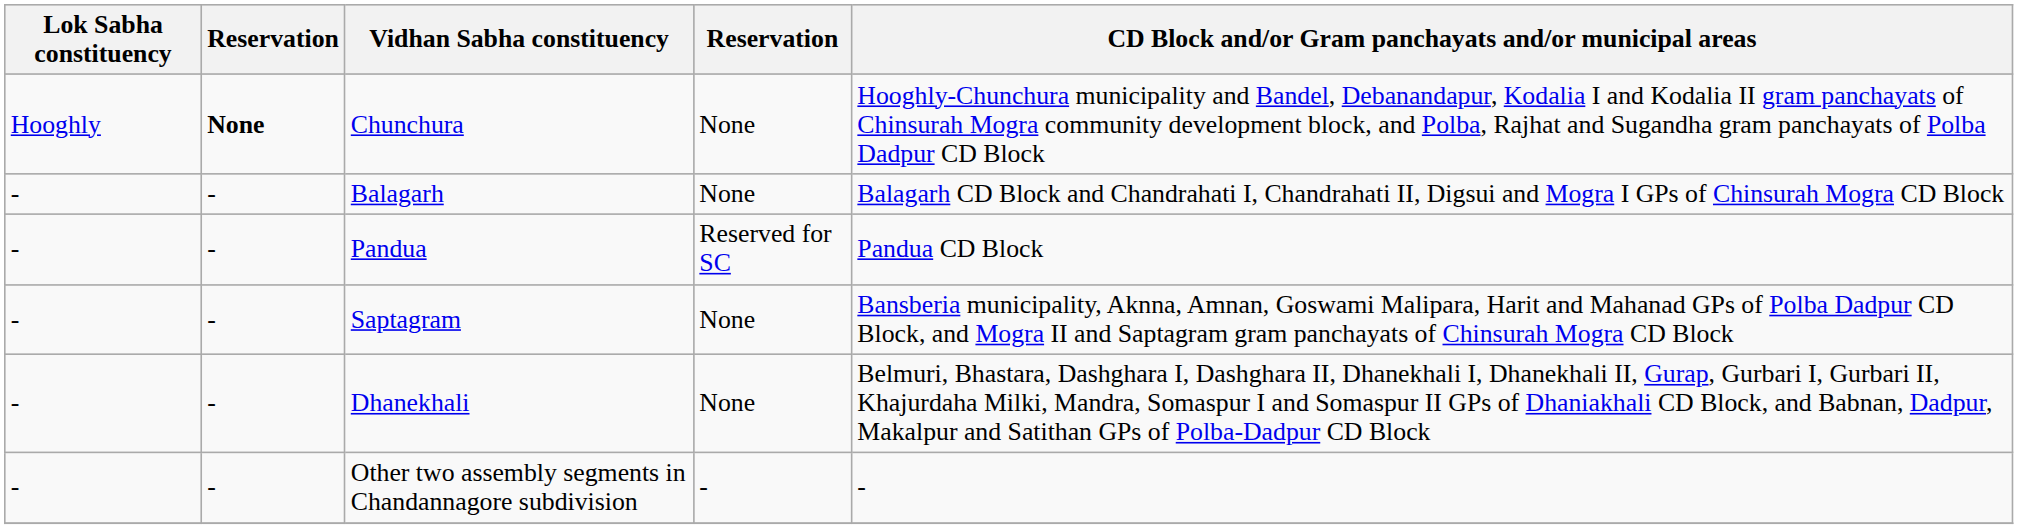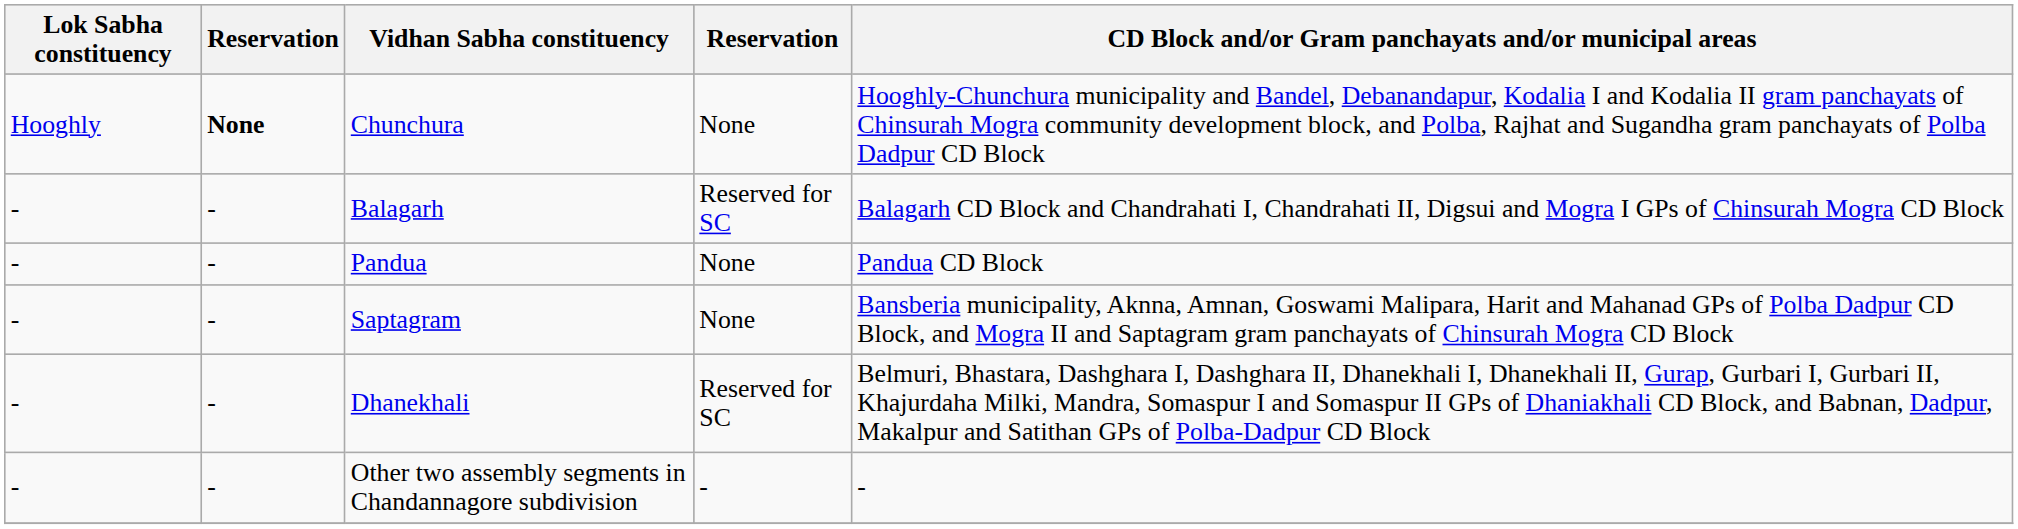(727, 193) None -> (766, 208) Reserved for SC
(766, 248) Reserved for SC -> (727, 263) None
(727, 403) None -> (766, 403) Reserved for SC
